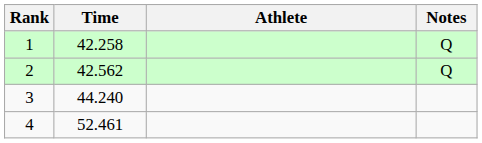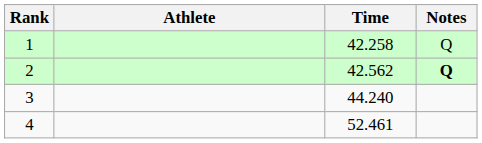columns swapped: (281, 17) <-> (100, 17)
(446, 71) normal -> (446, 71) bold
